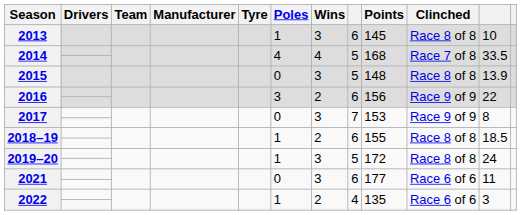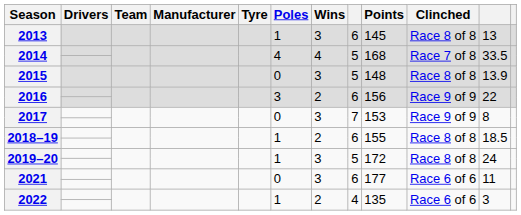(489, 35) 10 -> (489, 35) 13
